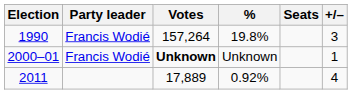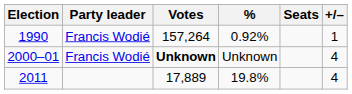(250, 36) 19.8% -> (250, 36) 0.92%
(334, 36) 3 -> (334, 36) 1
(334, 57) 1 -> (334, 57) 4
(250, 78) 0.92% -> (250, 78) 19.8%
